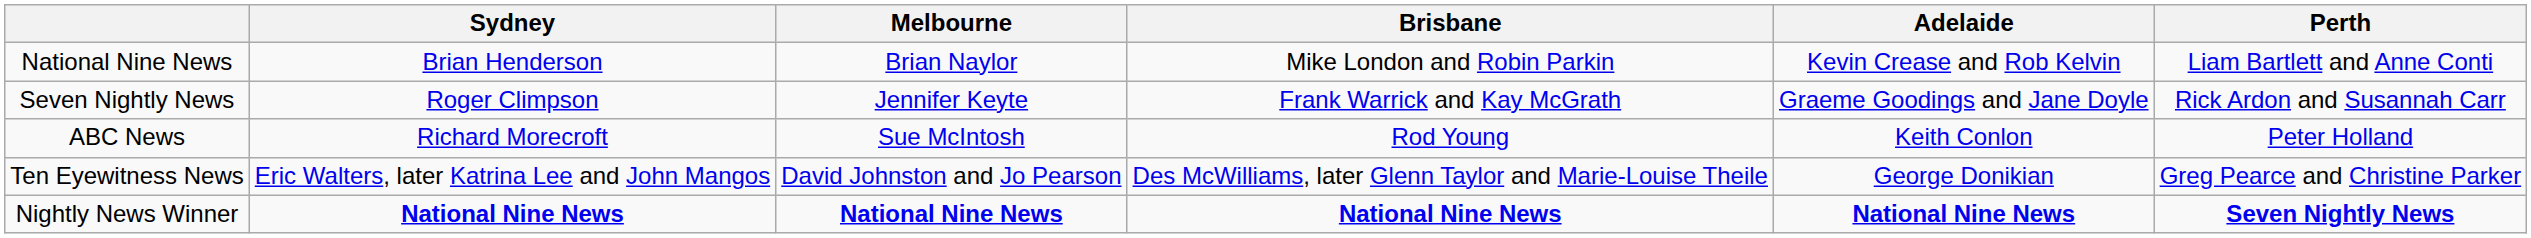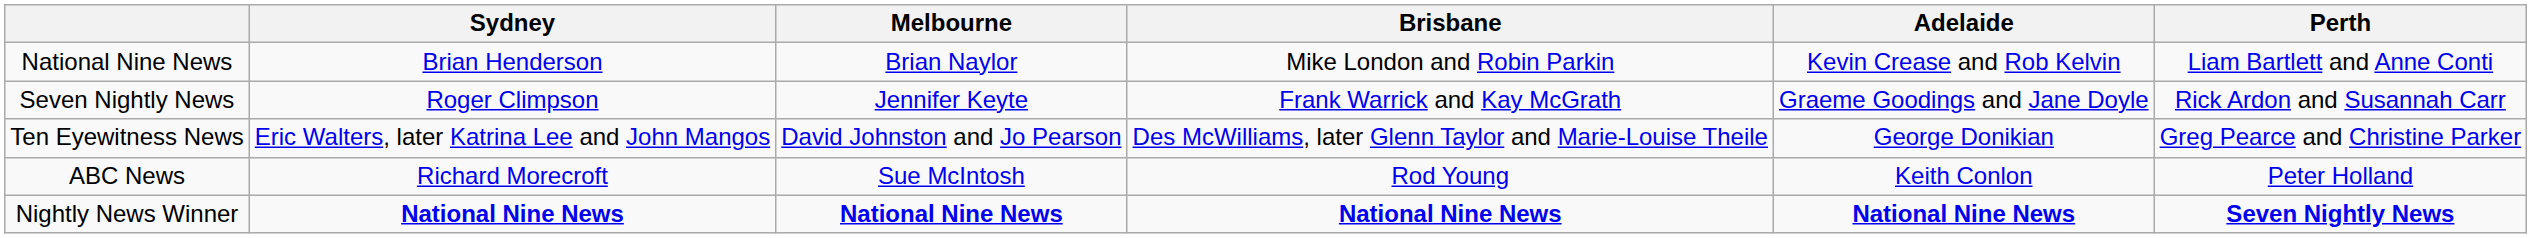rows swapped: (127, 175) <-> (127, 137)
